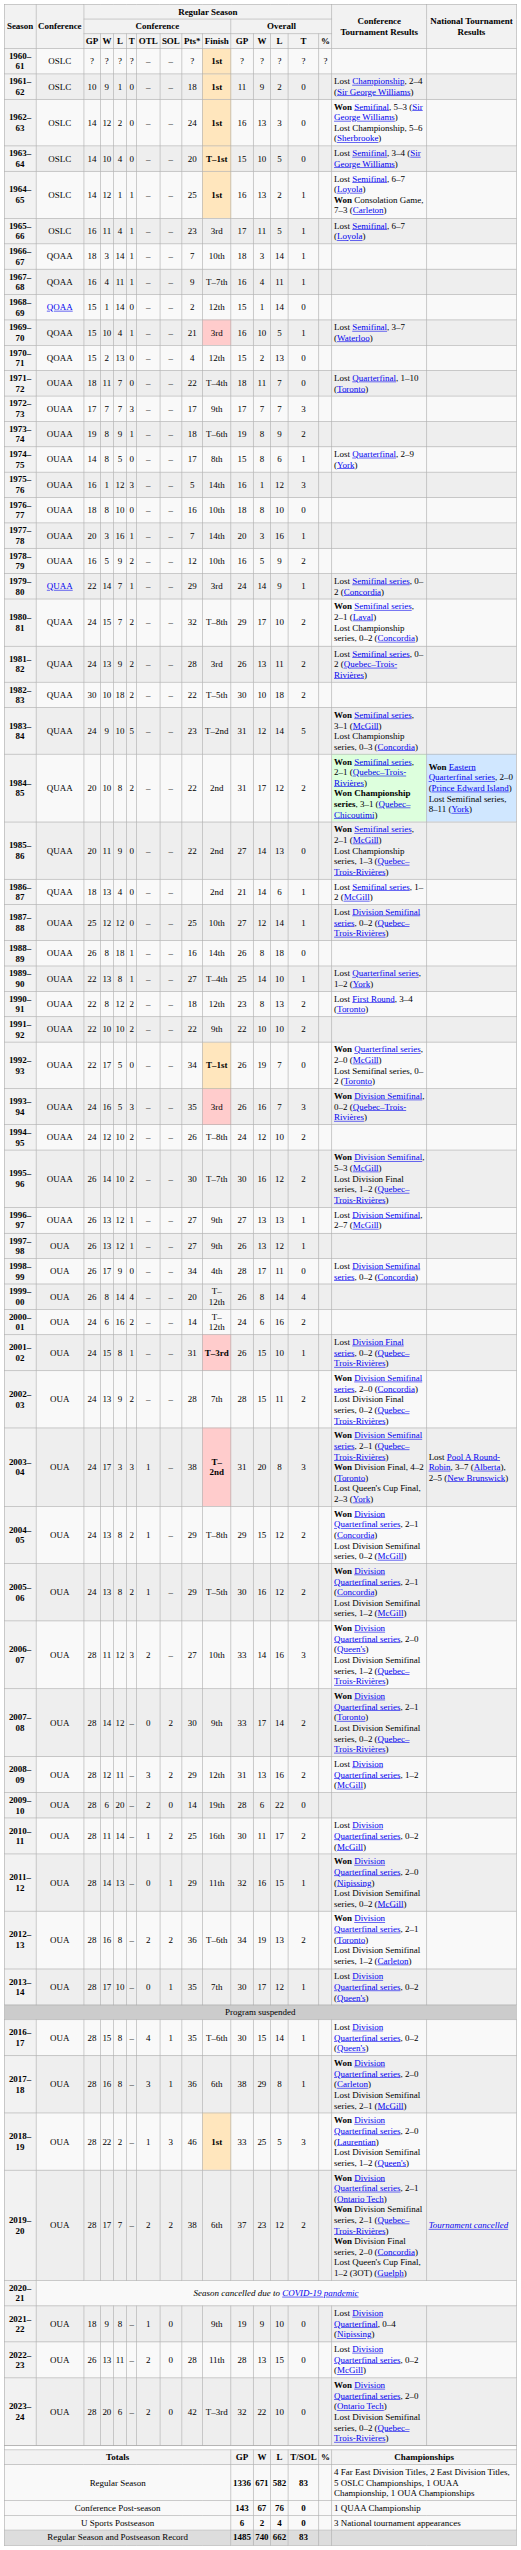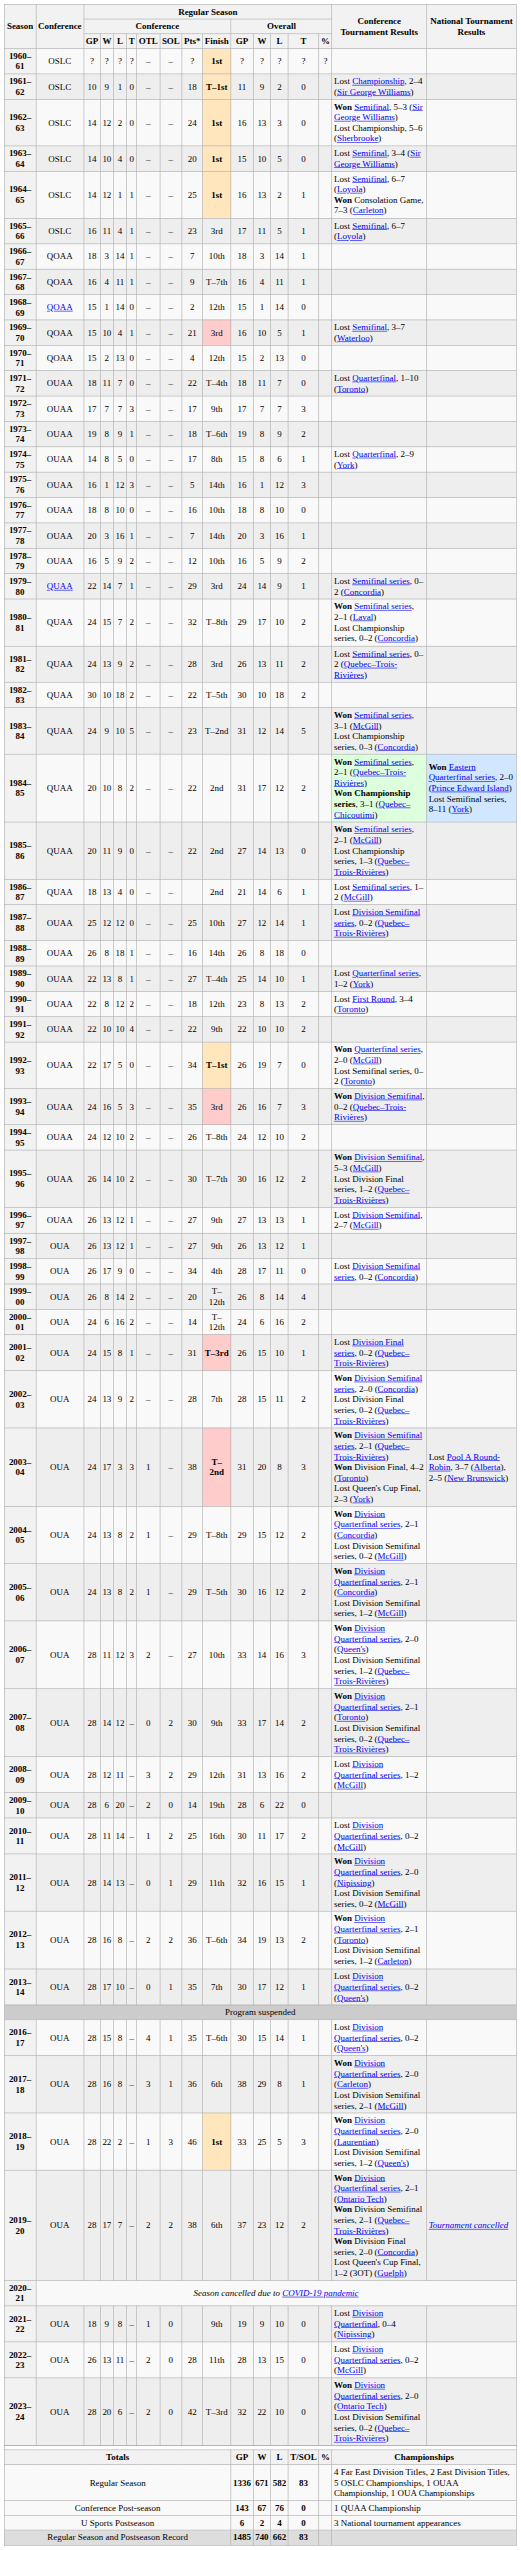(217, 87) 1st -> (217, 87) T–1st
(217, 159) T–1st -> (217, 159) 1st
(132, 1029) 2 -> (132, 1029) 4
(132, 1296) 4 -> (132, 1296) 2
